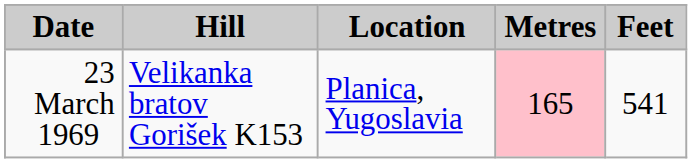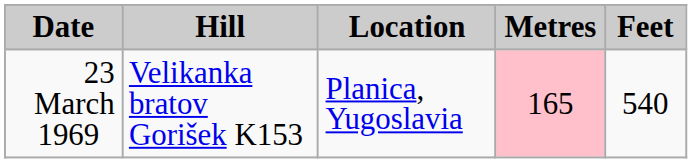(645, 103) 541 -> (645, 103) 540
